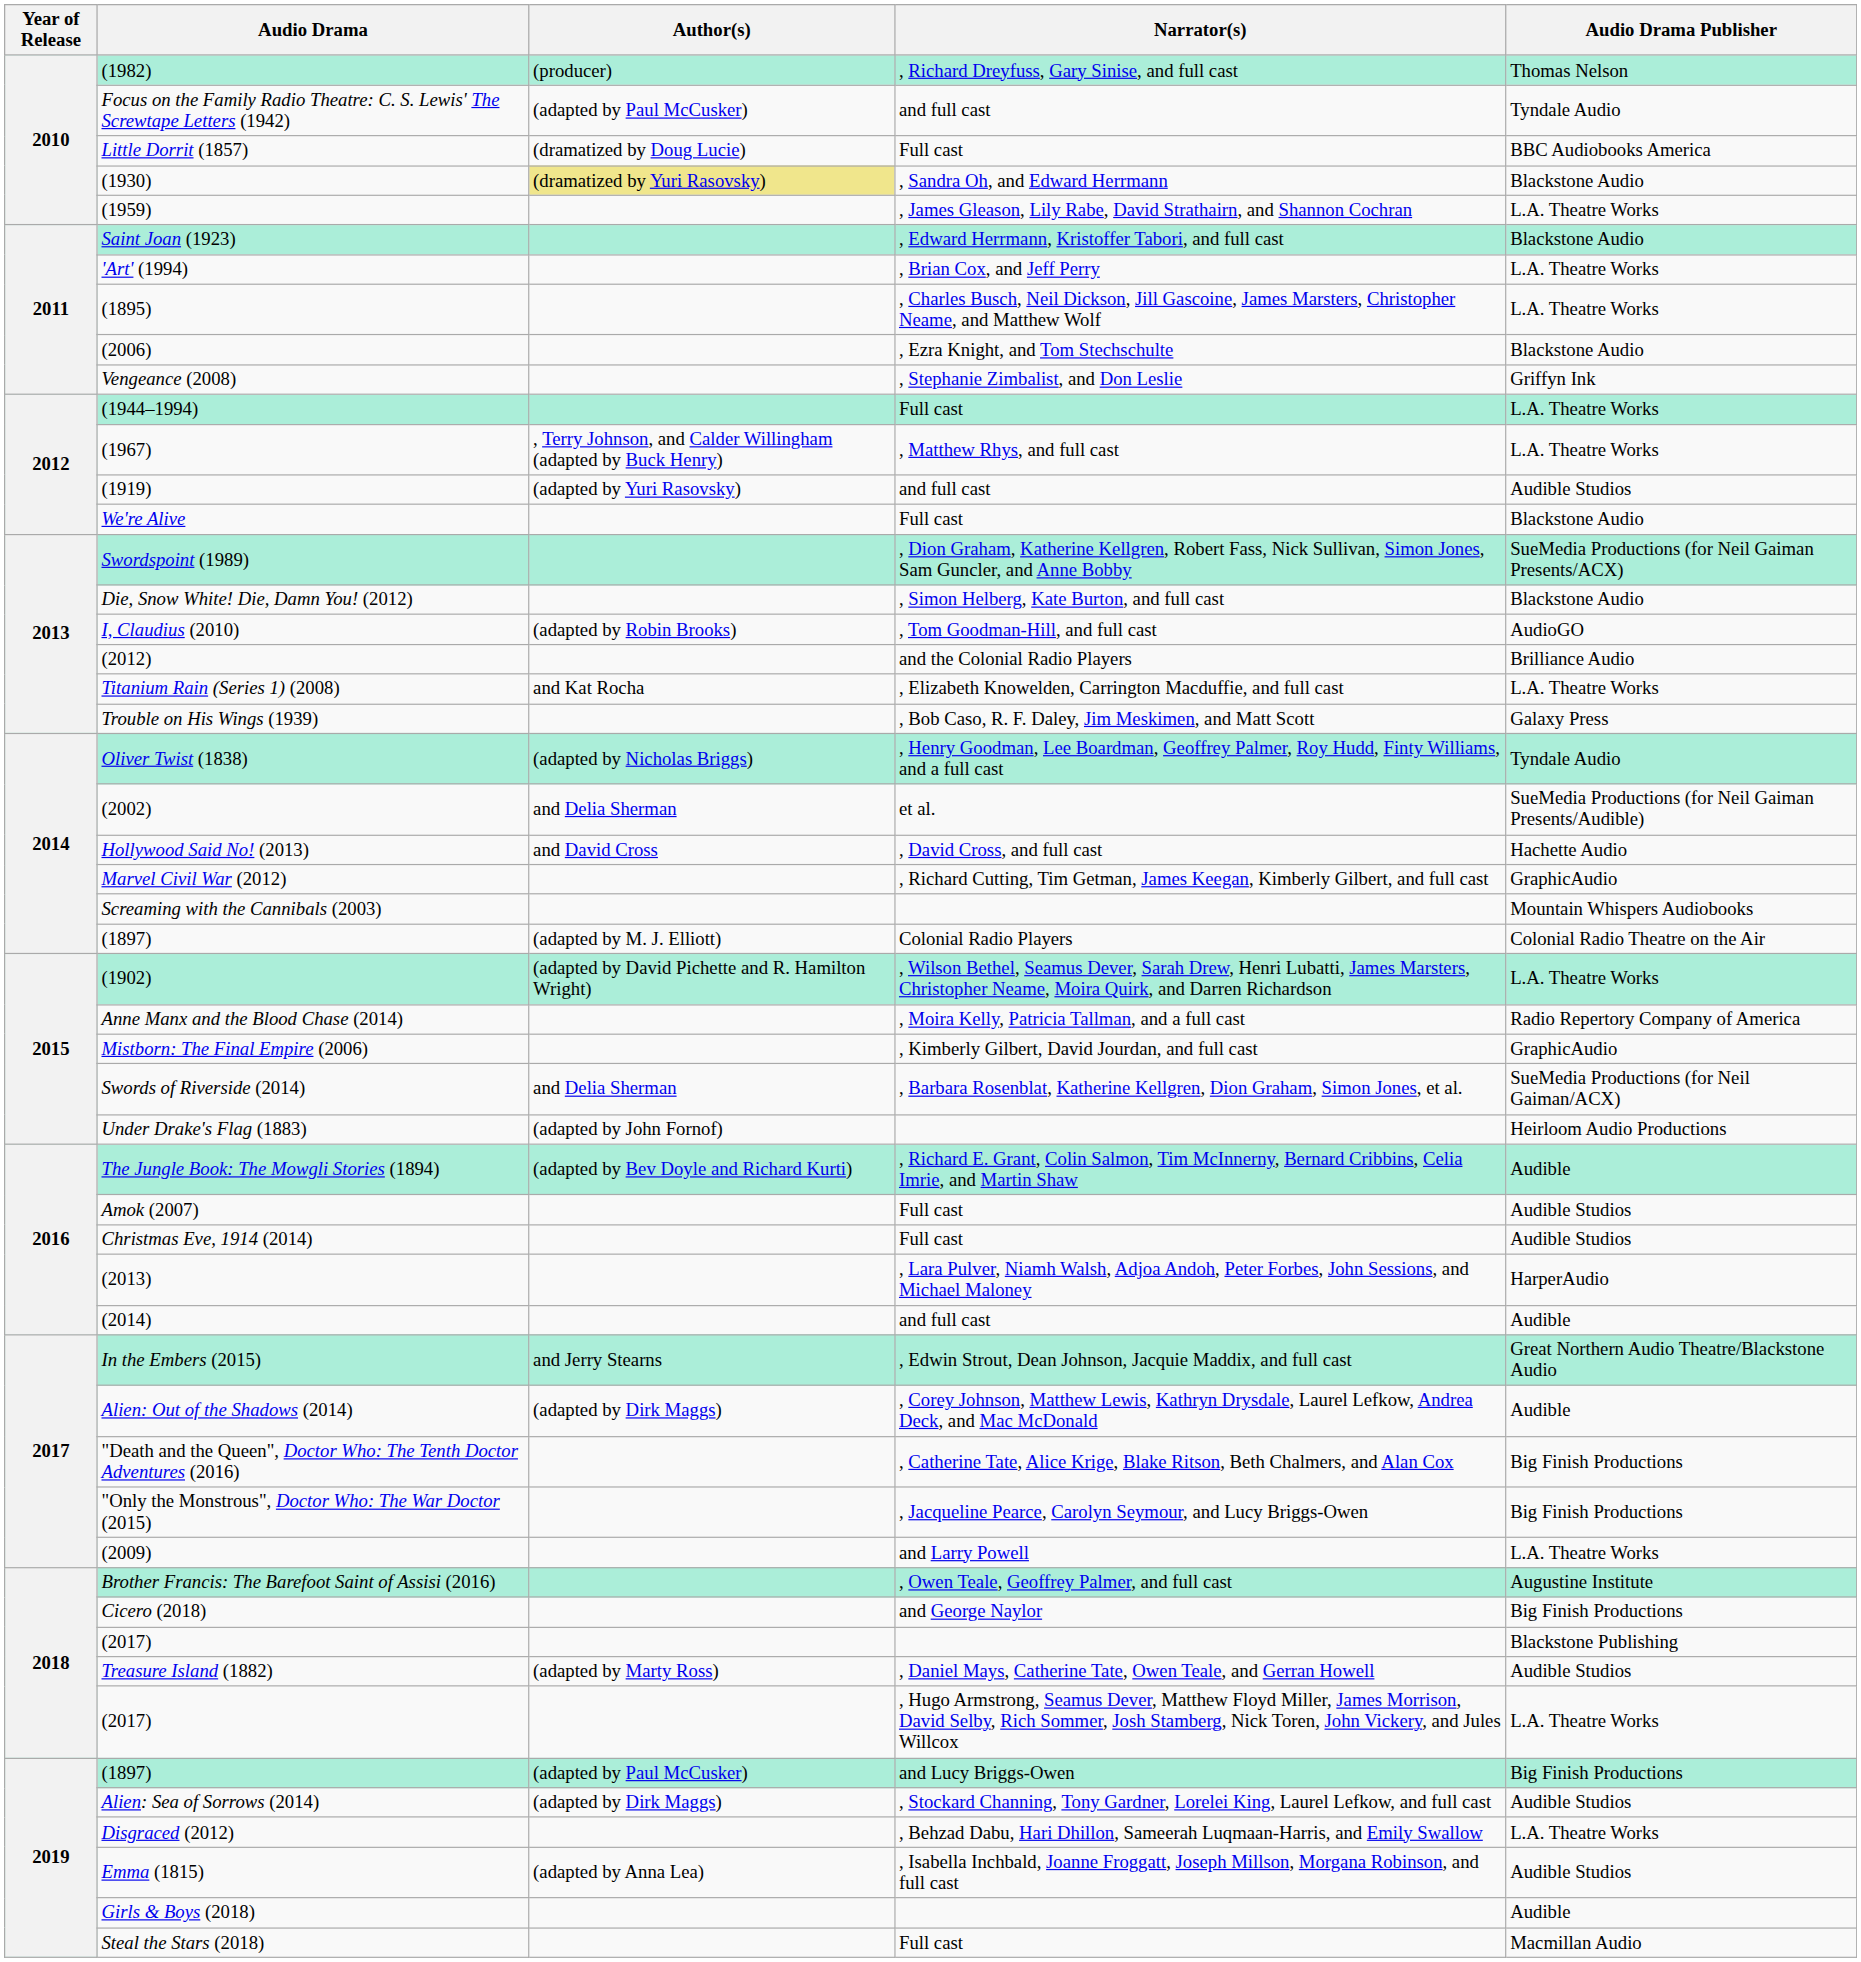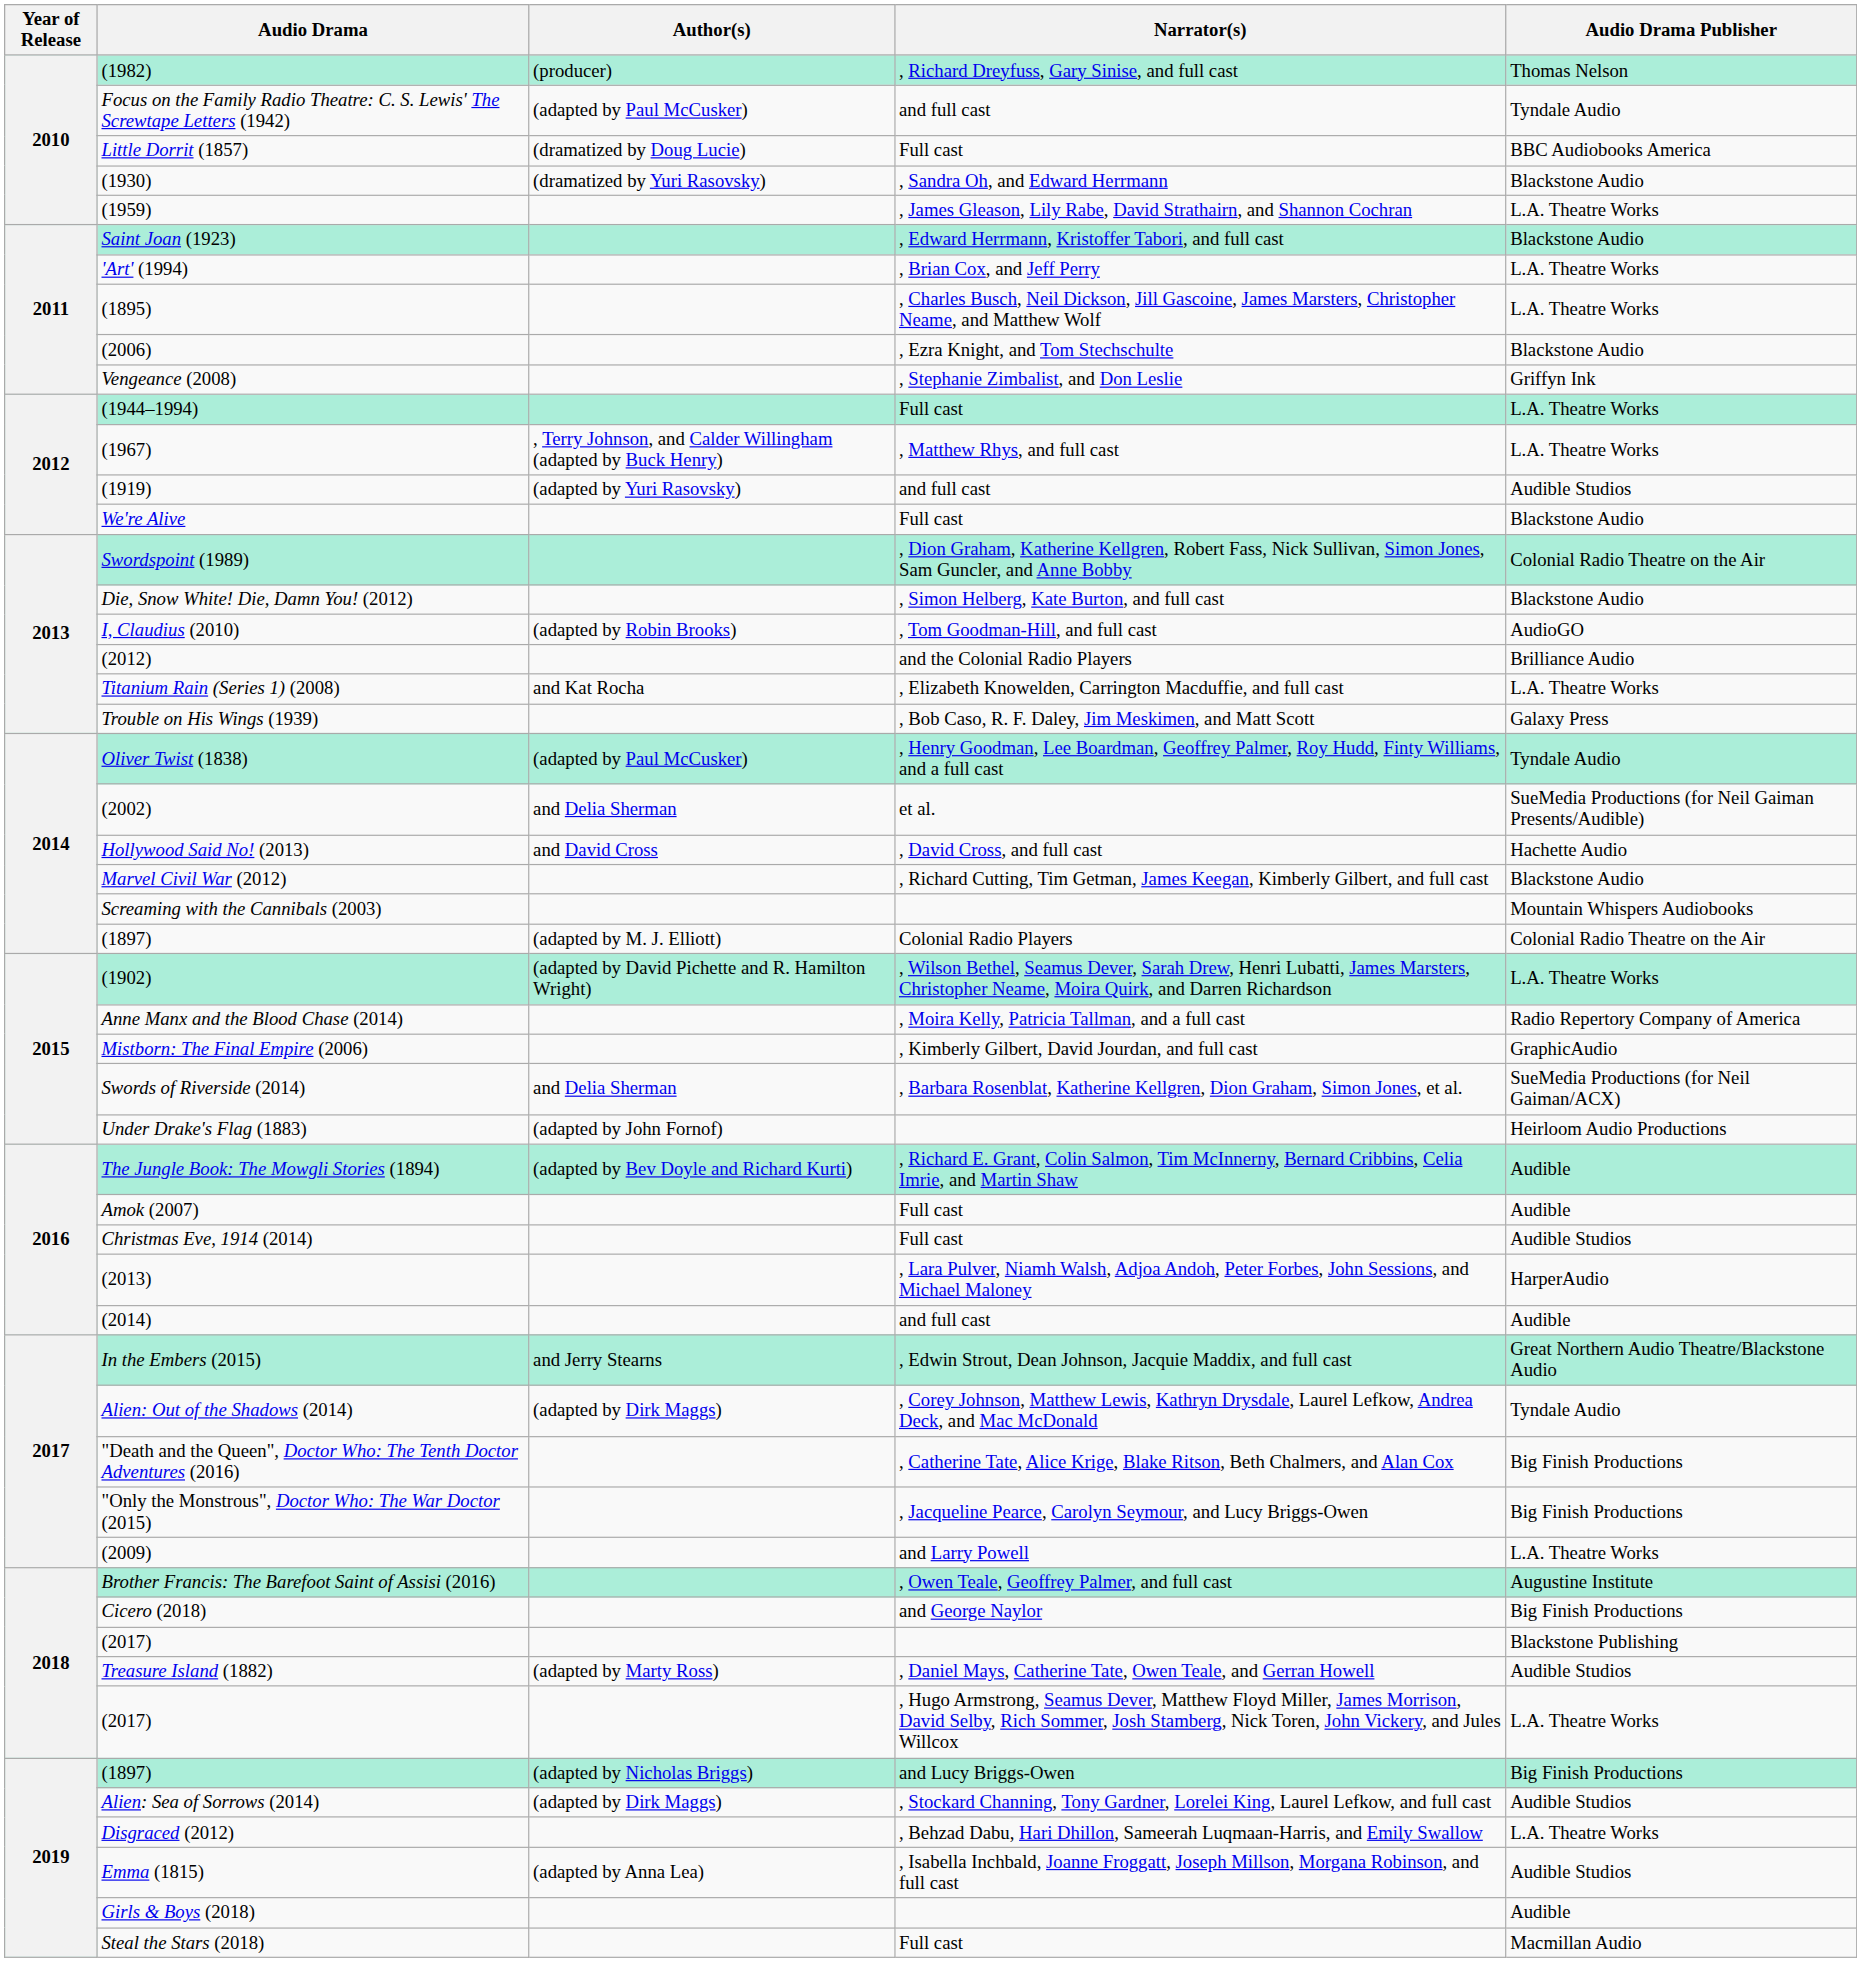(649, 180) khaki background -> (649, 180) no background
(1662, 559) SueMedia Productions (for Neil Gaiman Presents/ACX) -> (1638, 559) Colonial Radio Theatre on the Air
(643, 758) (adapted by Nicholas Briggs) -> (640, 758) (adapted by Paul McCusker)
(1564, 879) GraphicAudio -> (1577, 879) Blackstone Audio
(1571, 1209) Audible Studios -> (1540, 1209) Audible
(1540, 1410) Audible -> (1565, 1410) Tyndale Audio
(640, 1772) (adapted by Paul McCusker) -> (643, 1772) (adapted by Nicholas Briggs)
